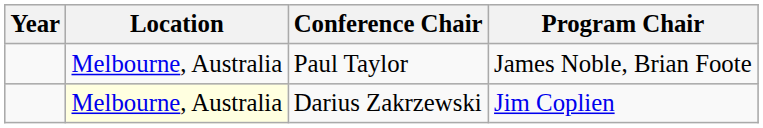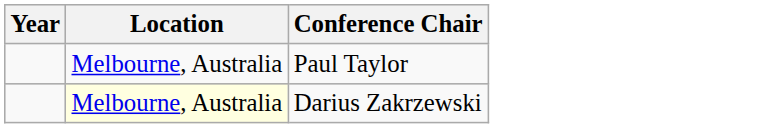- column: (623, 24)
